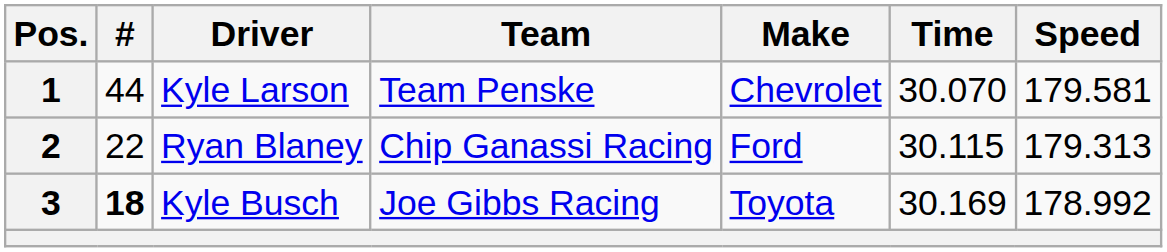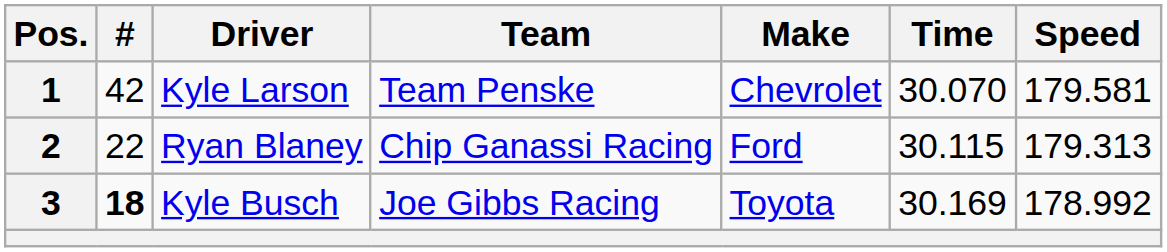(125, 90) 44 -> (125, 90) 42
